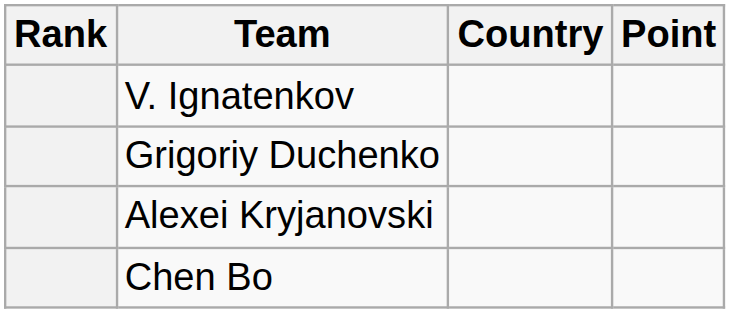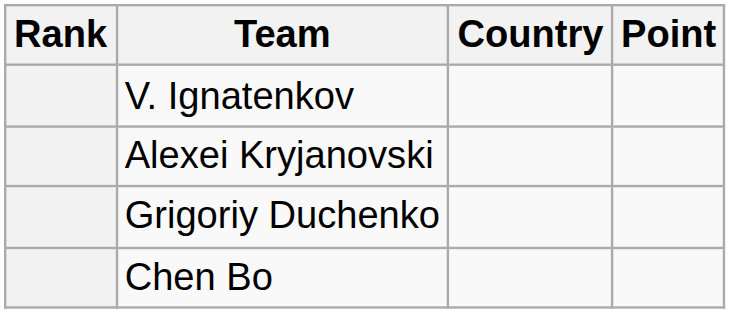rows swapped: (279, 215) <-> (282, 155)
